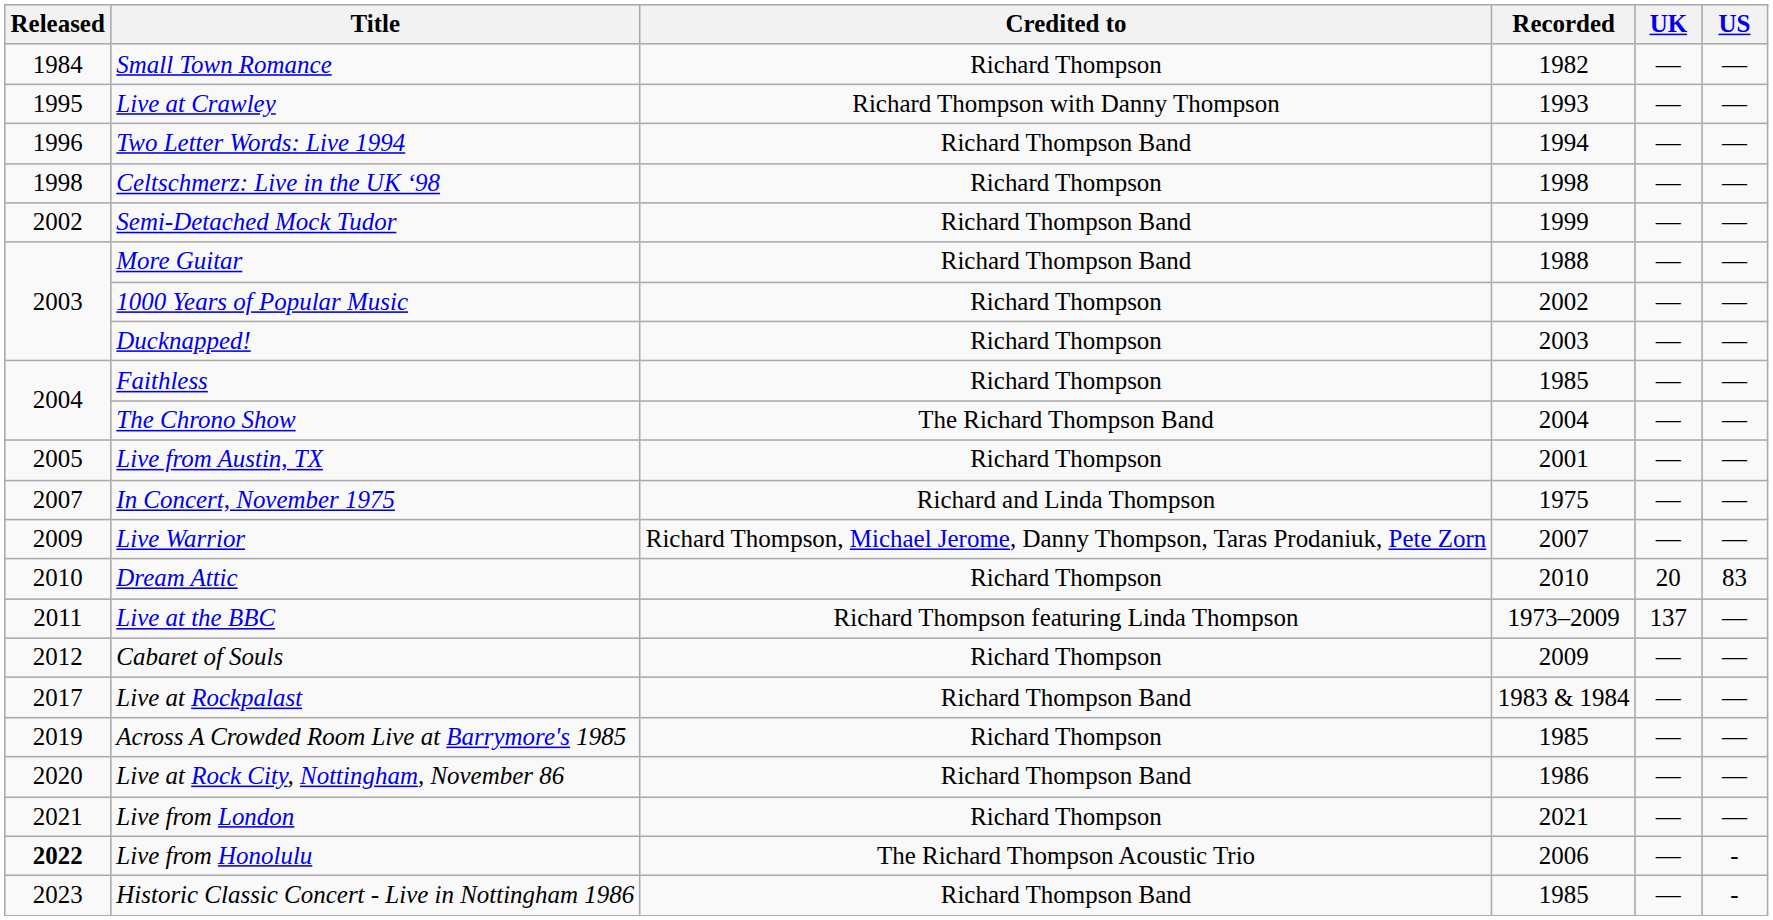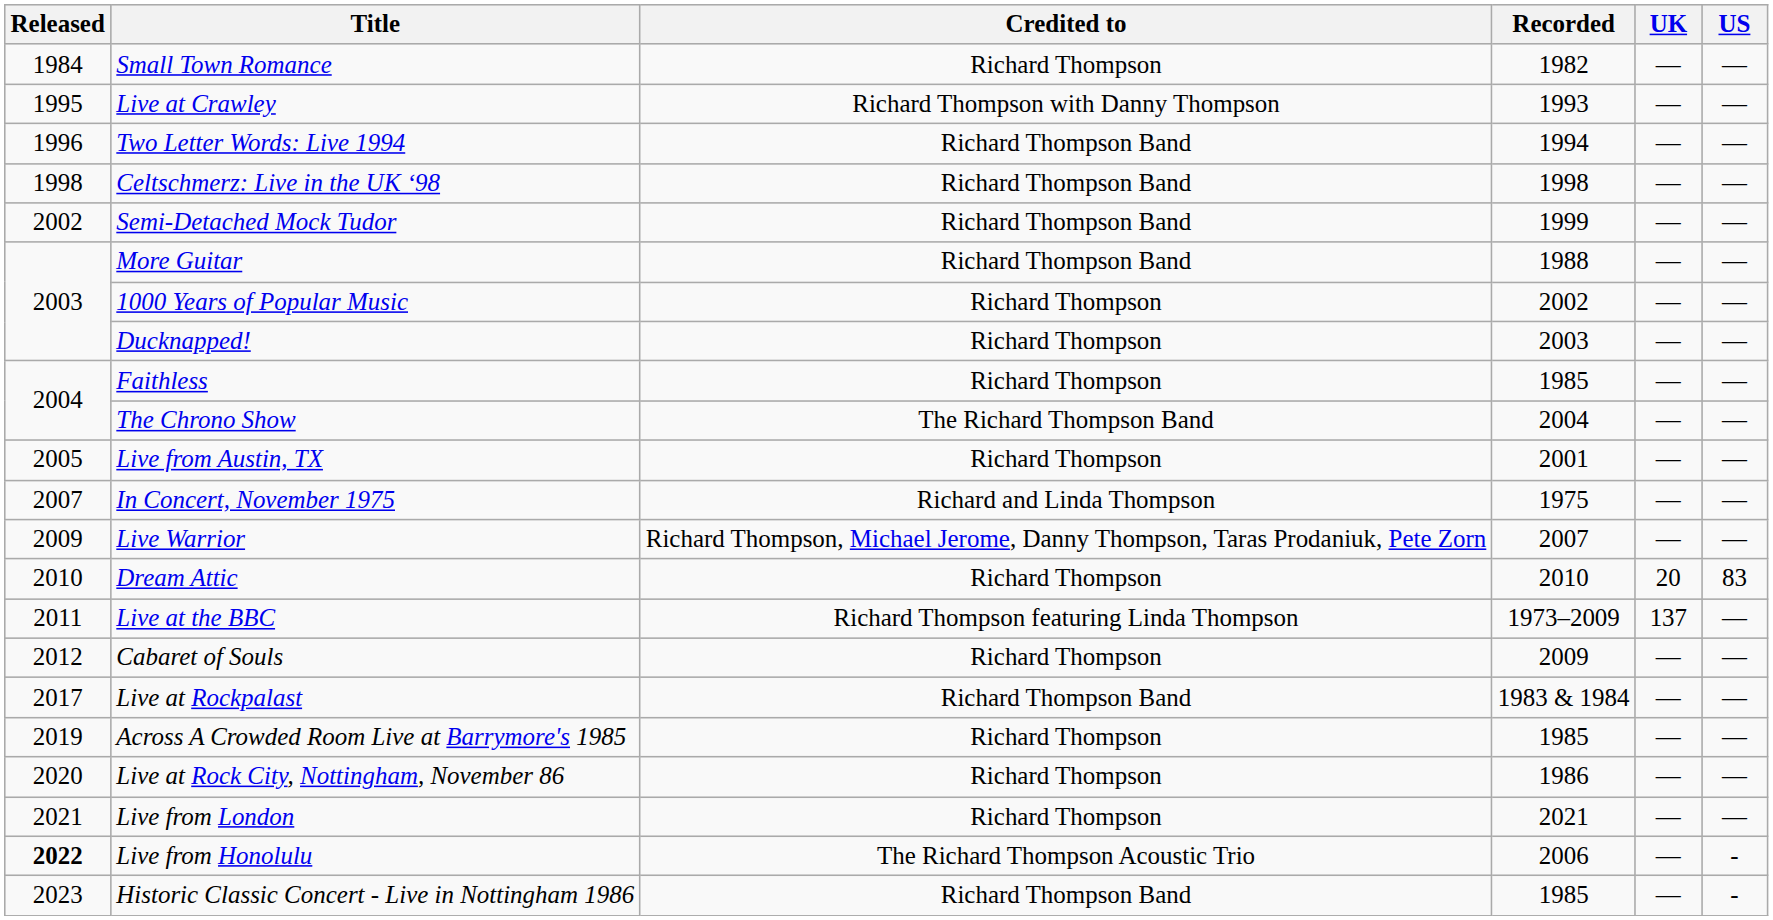(1066, 182) Richard Thompson -> (1066, 182) Richard Thompson Band
(1066, 776) Richard Thompson Band -> (1066, 776) Richard Thompson
